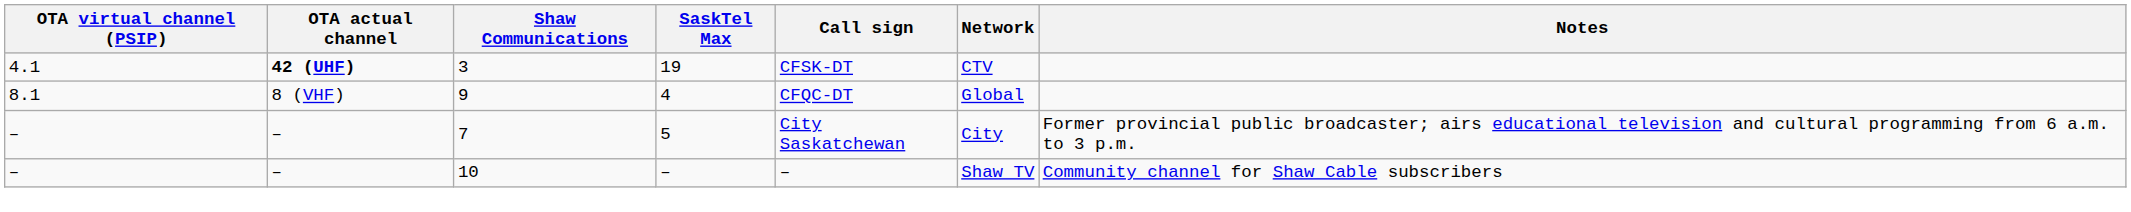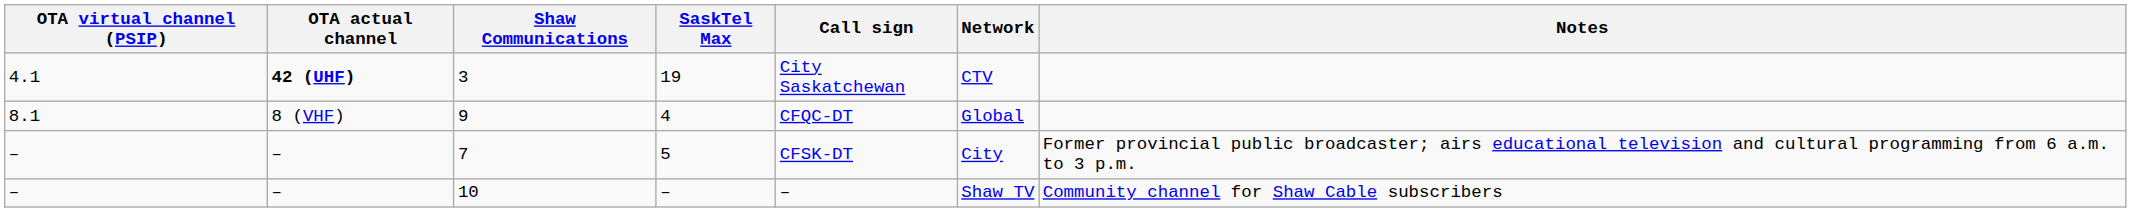(816, 67) CFSK-DT -> (843, 77) City Saskatchewan
(843, 134) City Saskatchewan -> (816, 154) CFSK-DT
